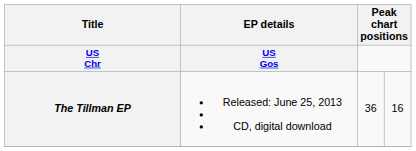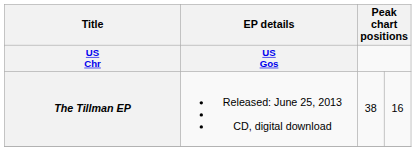(371, 108) 36 -> (371, 108) 38
